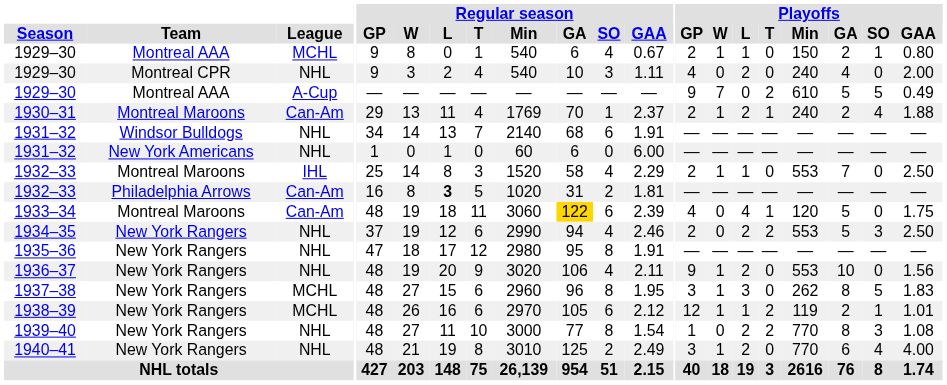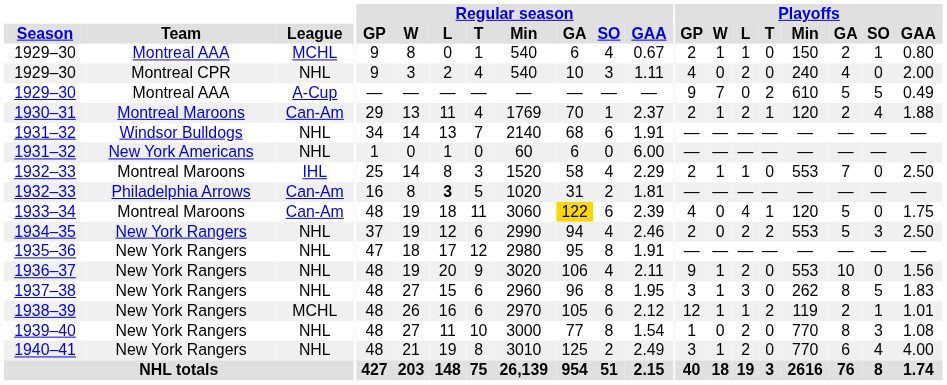(805, 112) 240 -> (805, 112) 120
(315, 291) MCHL -> (315, 291) NHL
(770, 330) 2 -> (770, 330) 0
